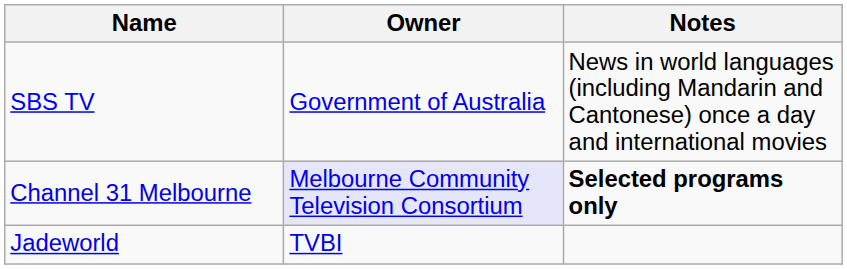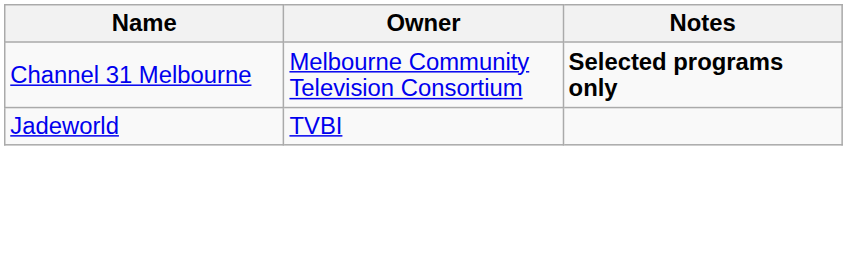- row: (52, 101)
(409, 192) lavender background -> (409, 74) no background
